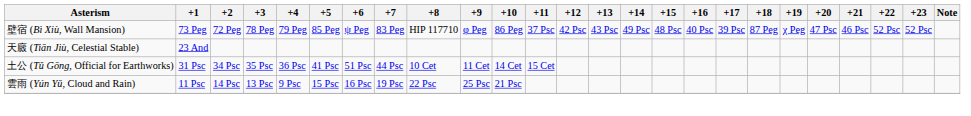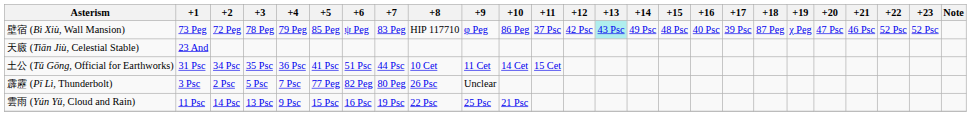(605, 29) no background -> (611, 29) paleturquoise background
+ row: (59, 83)
